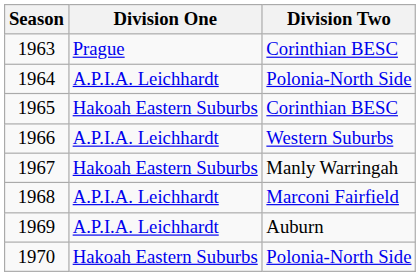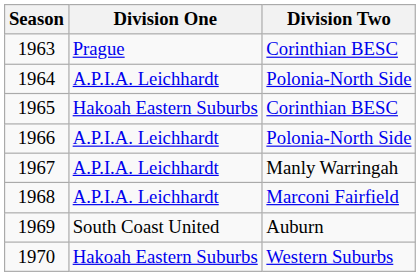(330, 138) Western Suburbs -> (339, 138) Polonia-North Side
(165, 167) Hakoah Eastern Suburbs -> (146, 167) A.P.I.A. Leichhardt
(146, 227) A.P.I.A. Leichhardt -> (146, 227) South Coast United
(339, 256) Polonia-North Side -> (330, 256) Western Suburbs
